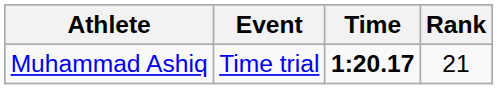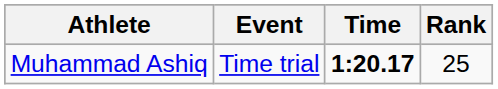(456, 64) 21 -> (456, 64) 25
